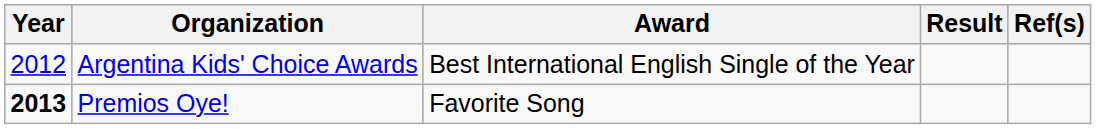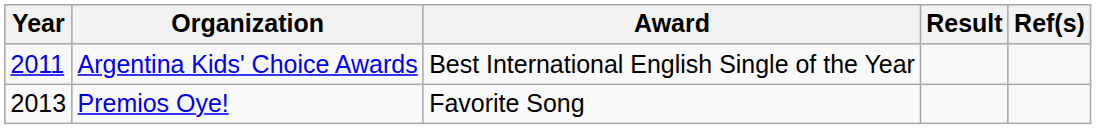(38, 63) 2012 -> (37, 63) 2011
(38, 103) bold -> (38, 103) normal
